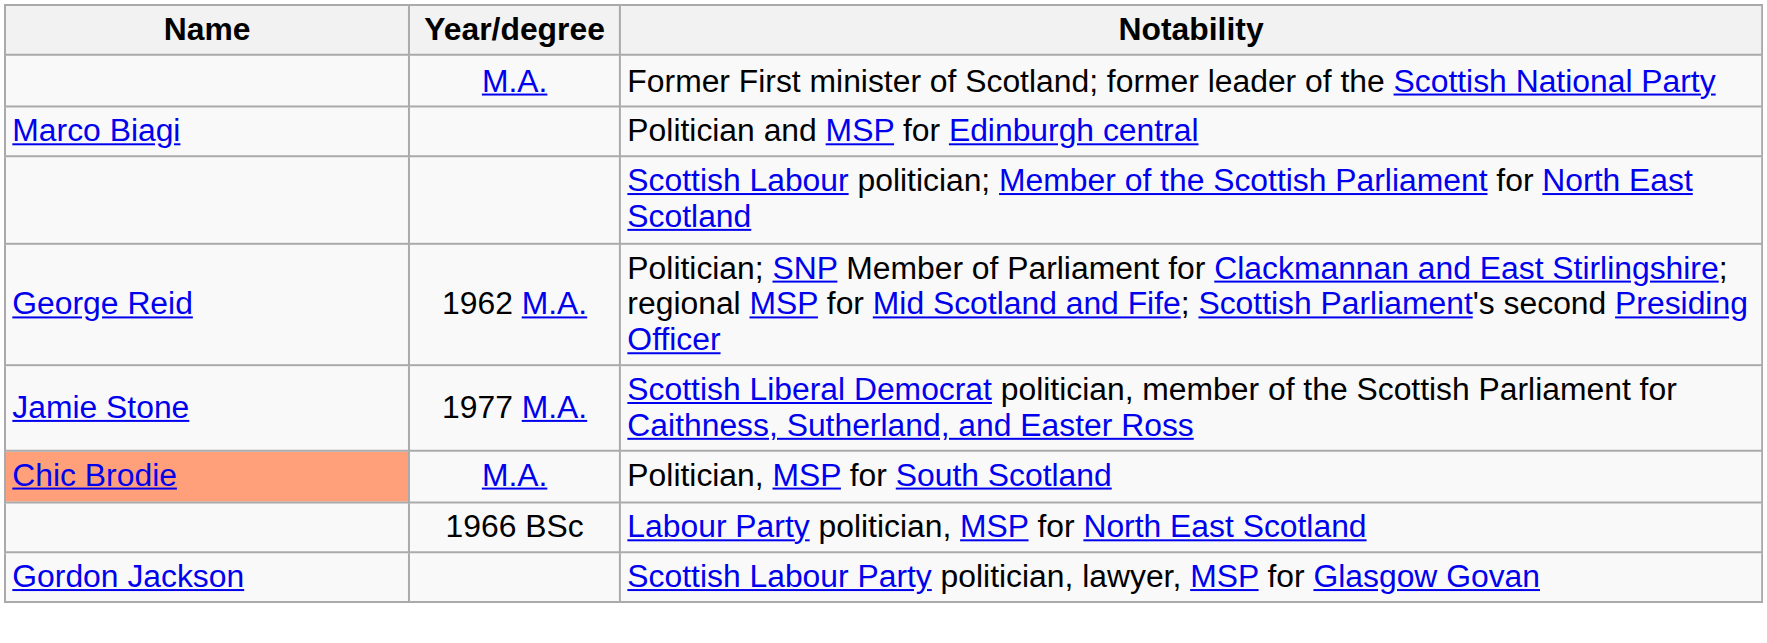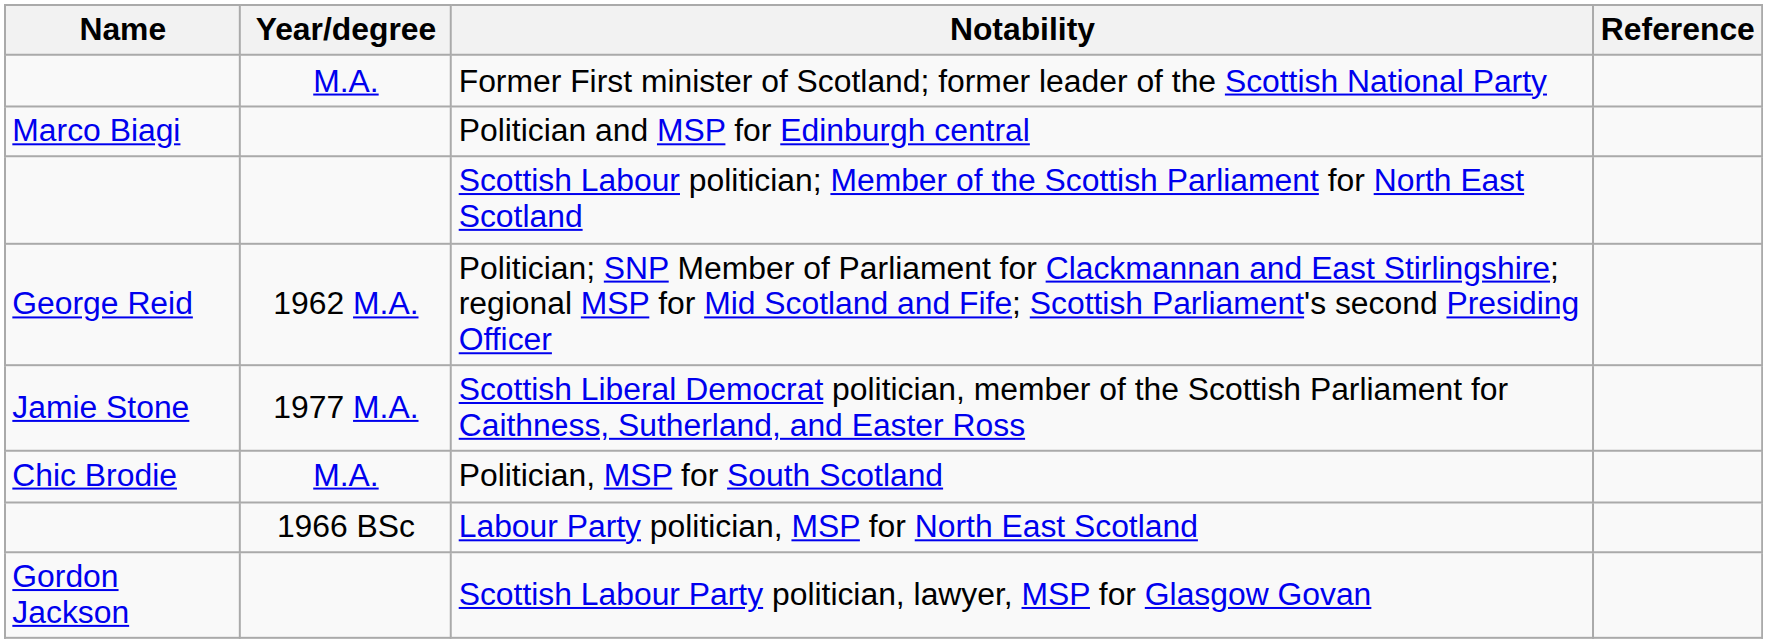+ column: (1678, 29)
(95, 476) lightsalmon background -> (95, 476) no background
